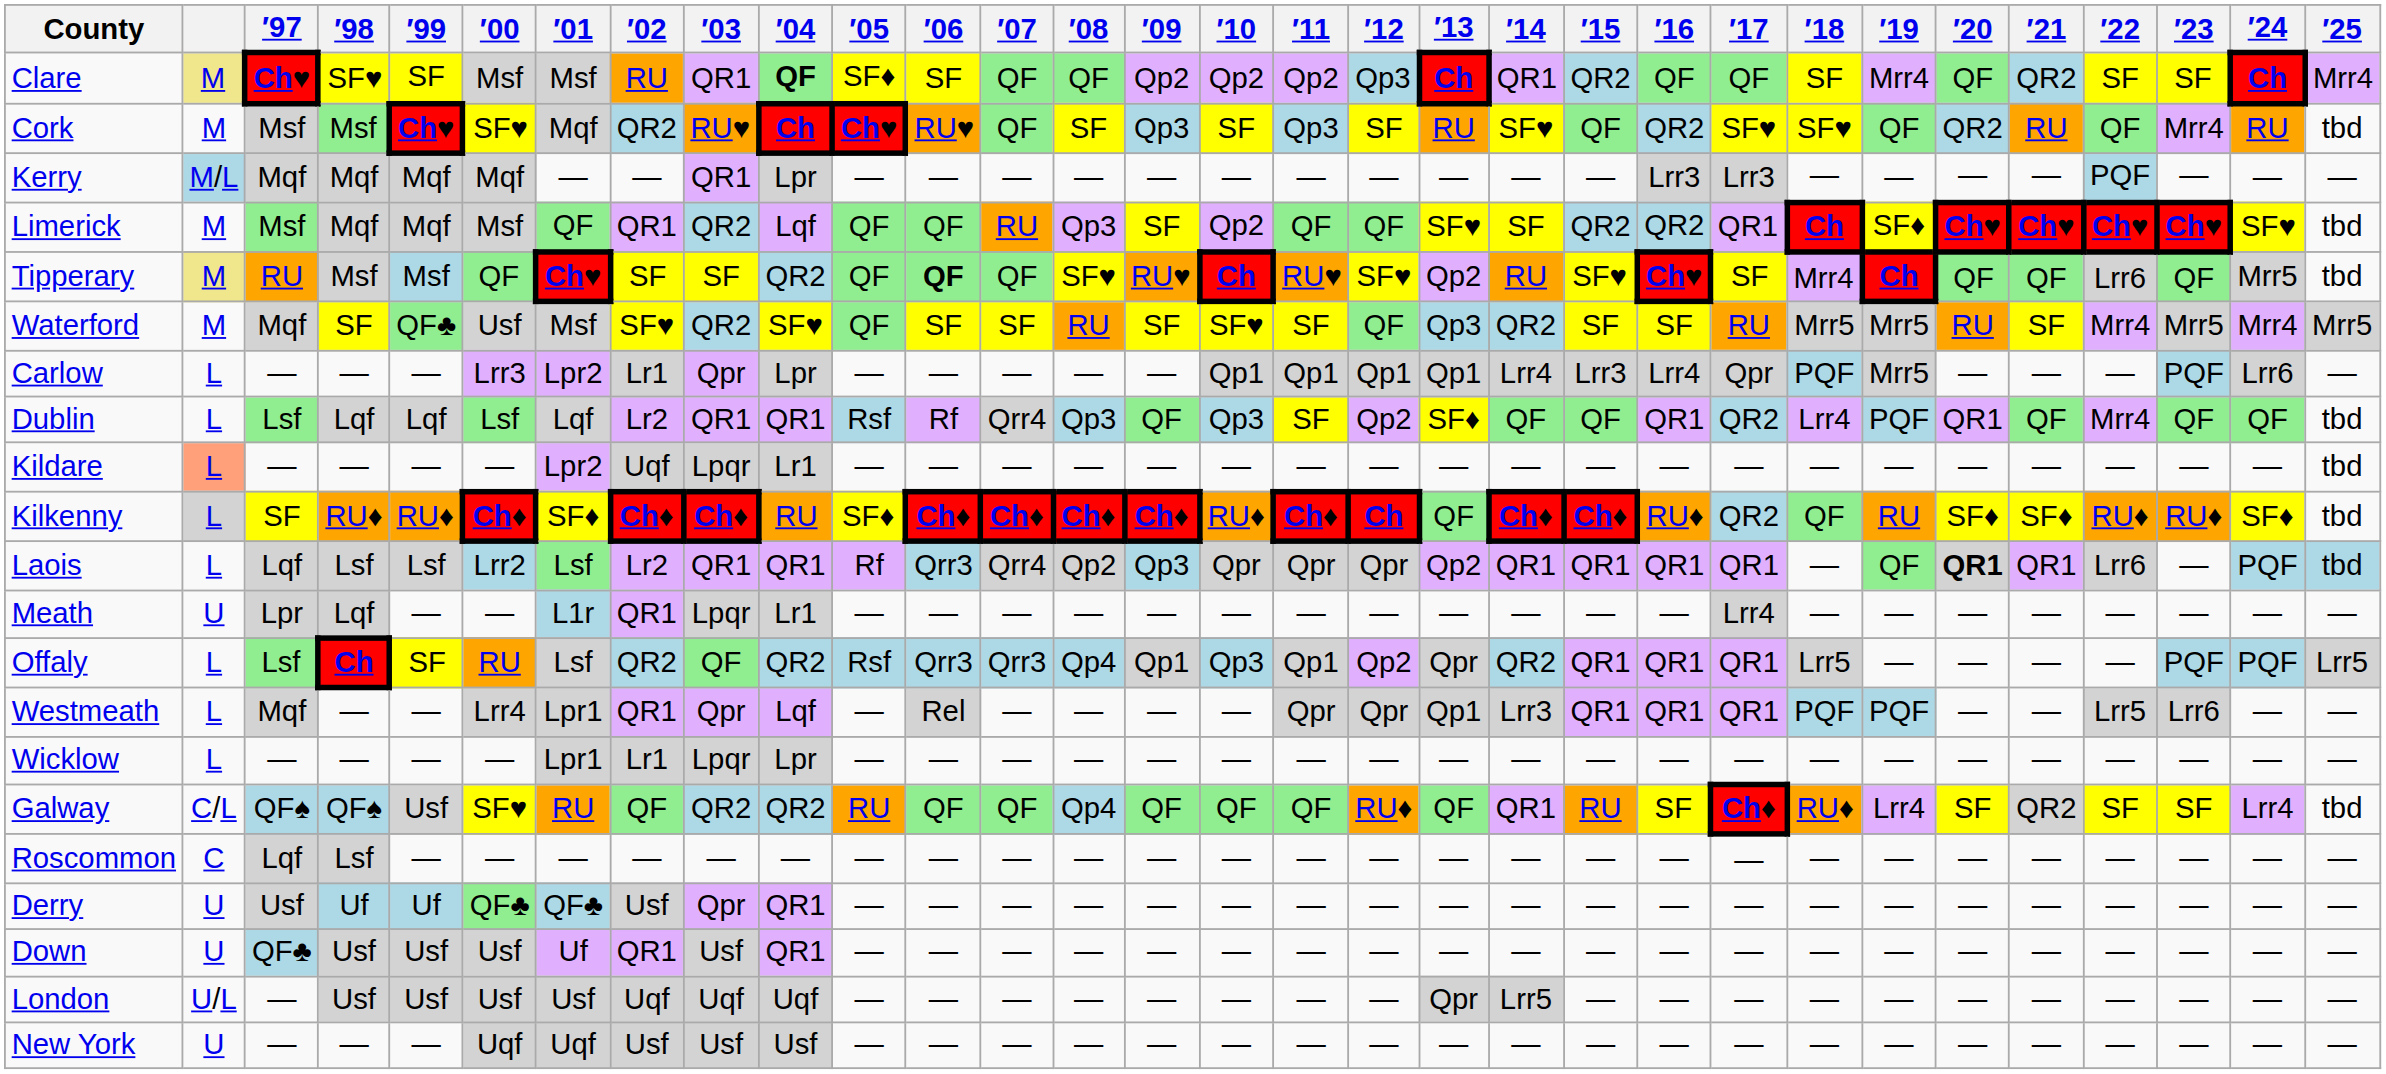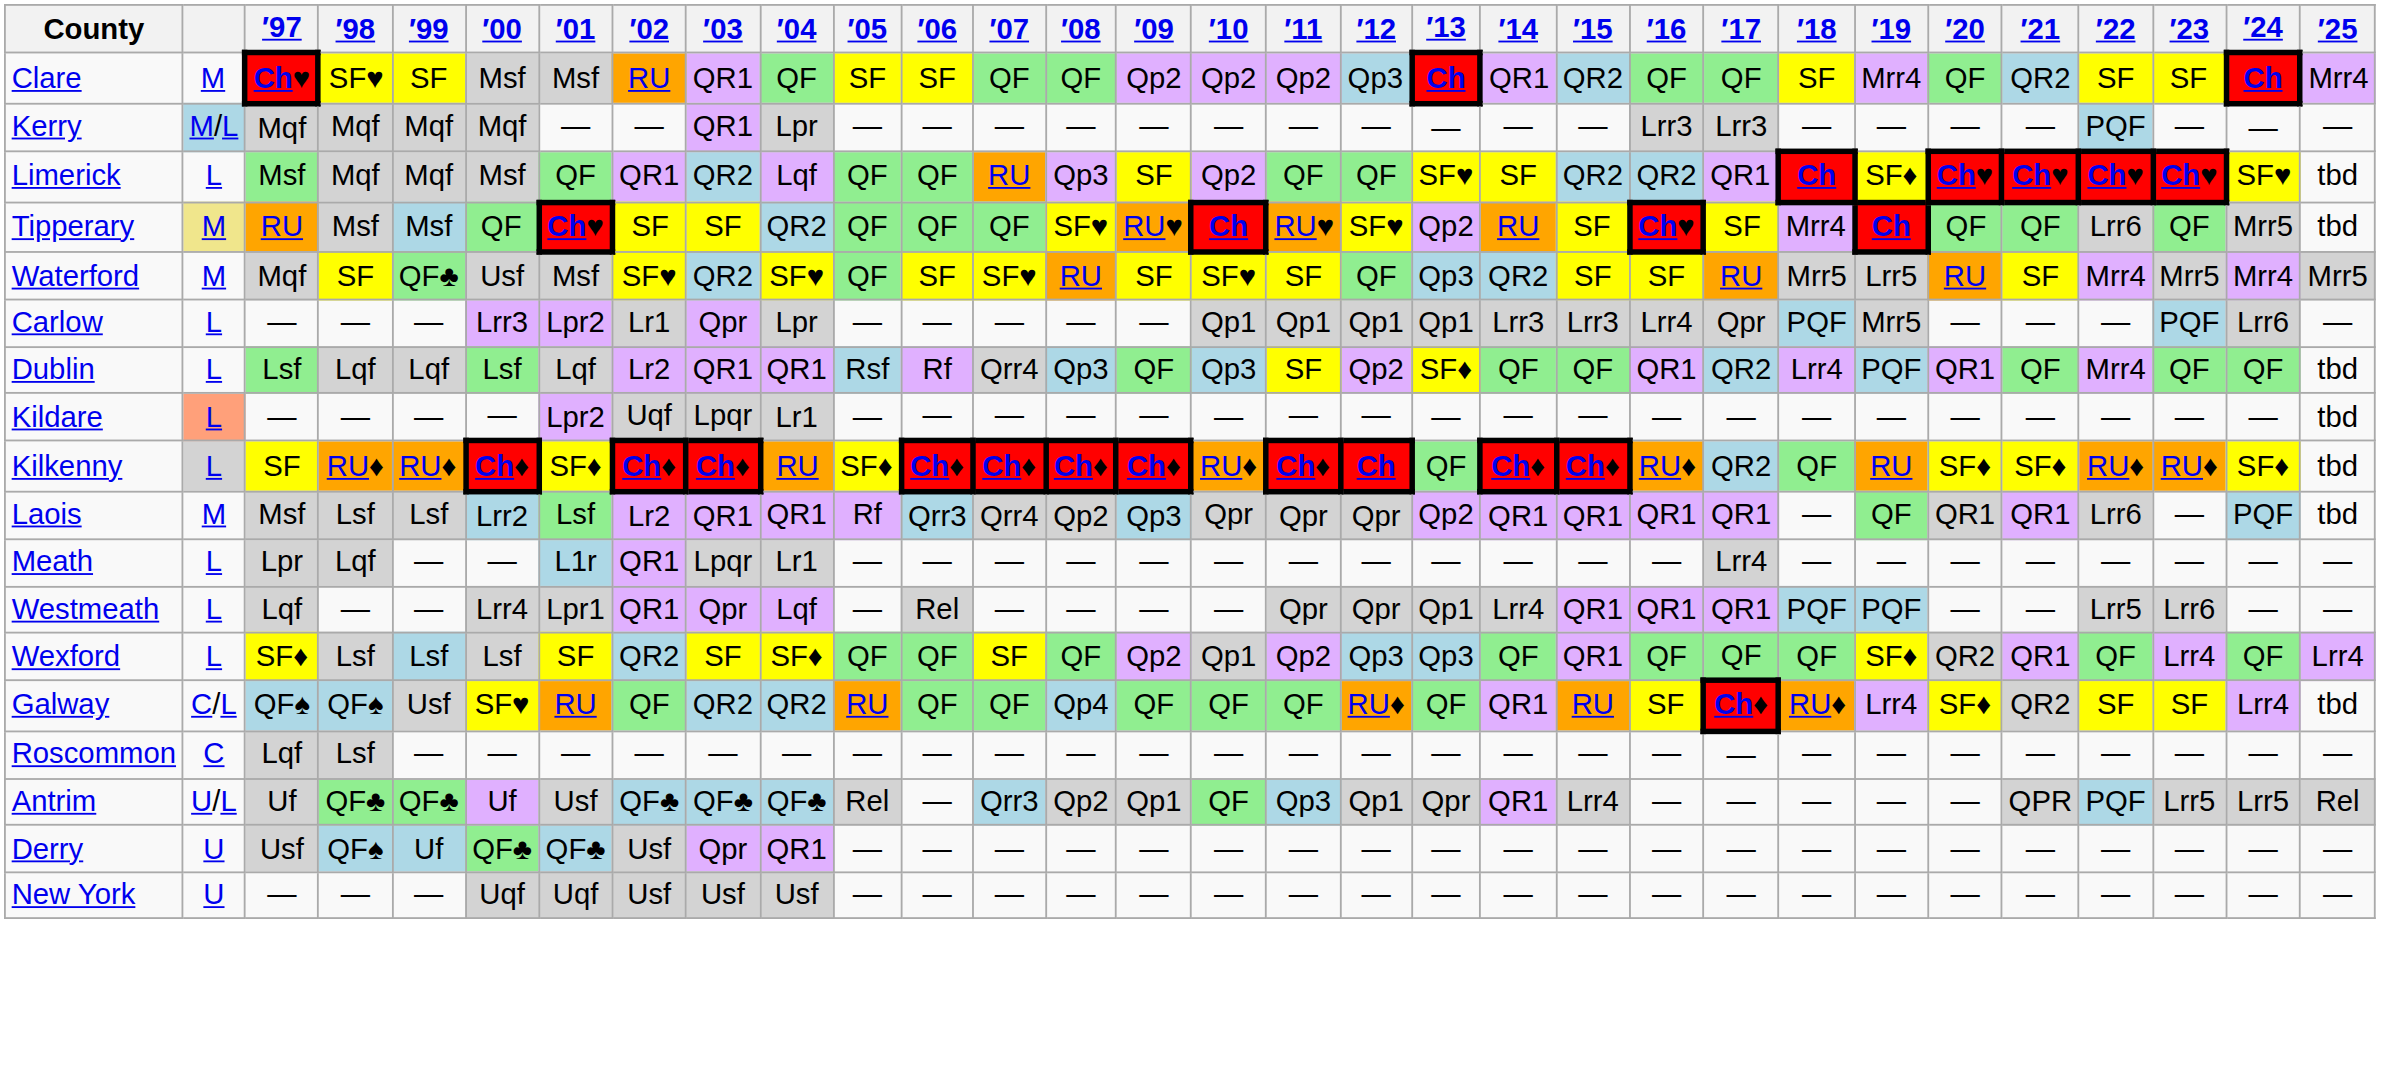(213, 77) khaki background -> (213, 77) no background
(796, 76) bold -> (797, 77) normal
(869, 76) SF♦ -> (867, 77) SF
- row: (43, 127)
(214, 226) M -> (214, 176) L
(943, 276) bold -> (937, 226) normal
(1600, 276) SF♥ -> (1592, 226) SF
(1017, 325) SF -> (1009, 275) SF♥
(1899, 326) Mrr5 -> (1891, 276) Lrr5
(1526, 372) Lrr4 -> (1518, 322) Lrr3
(214, 565) L -> (214, 514) M
(282, 565) Lqf -> (282, 514) Msf
(1973, 565) bold -> (1965, 514) normal
(2342, 565) lightblue background -> (2338, 514) no background
(214, 613) U -> (214, 562) L
- row: (50, 662)
(282, 711) Mqf -> (282, 608) Lqf
(1526, 711) Lrr3 -> (1518, 608) Lrr4
+ row: (66, 656)
- row: (65, 759)
(1973, 809) SF -> (1965, 705) SF♦
+ row: (54, 801)
(354, 905) Uf -> (355, 848) QF♠
- row: (49, 952)
- row: (61, 998)
